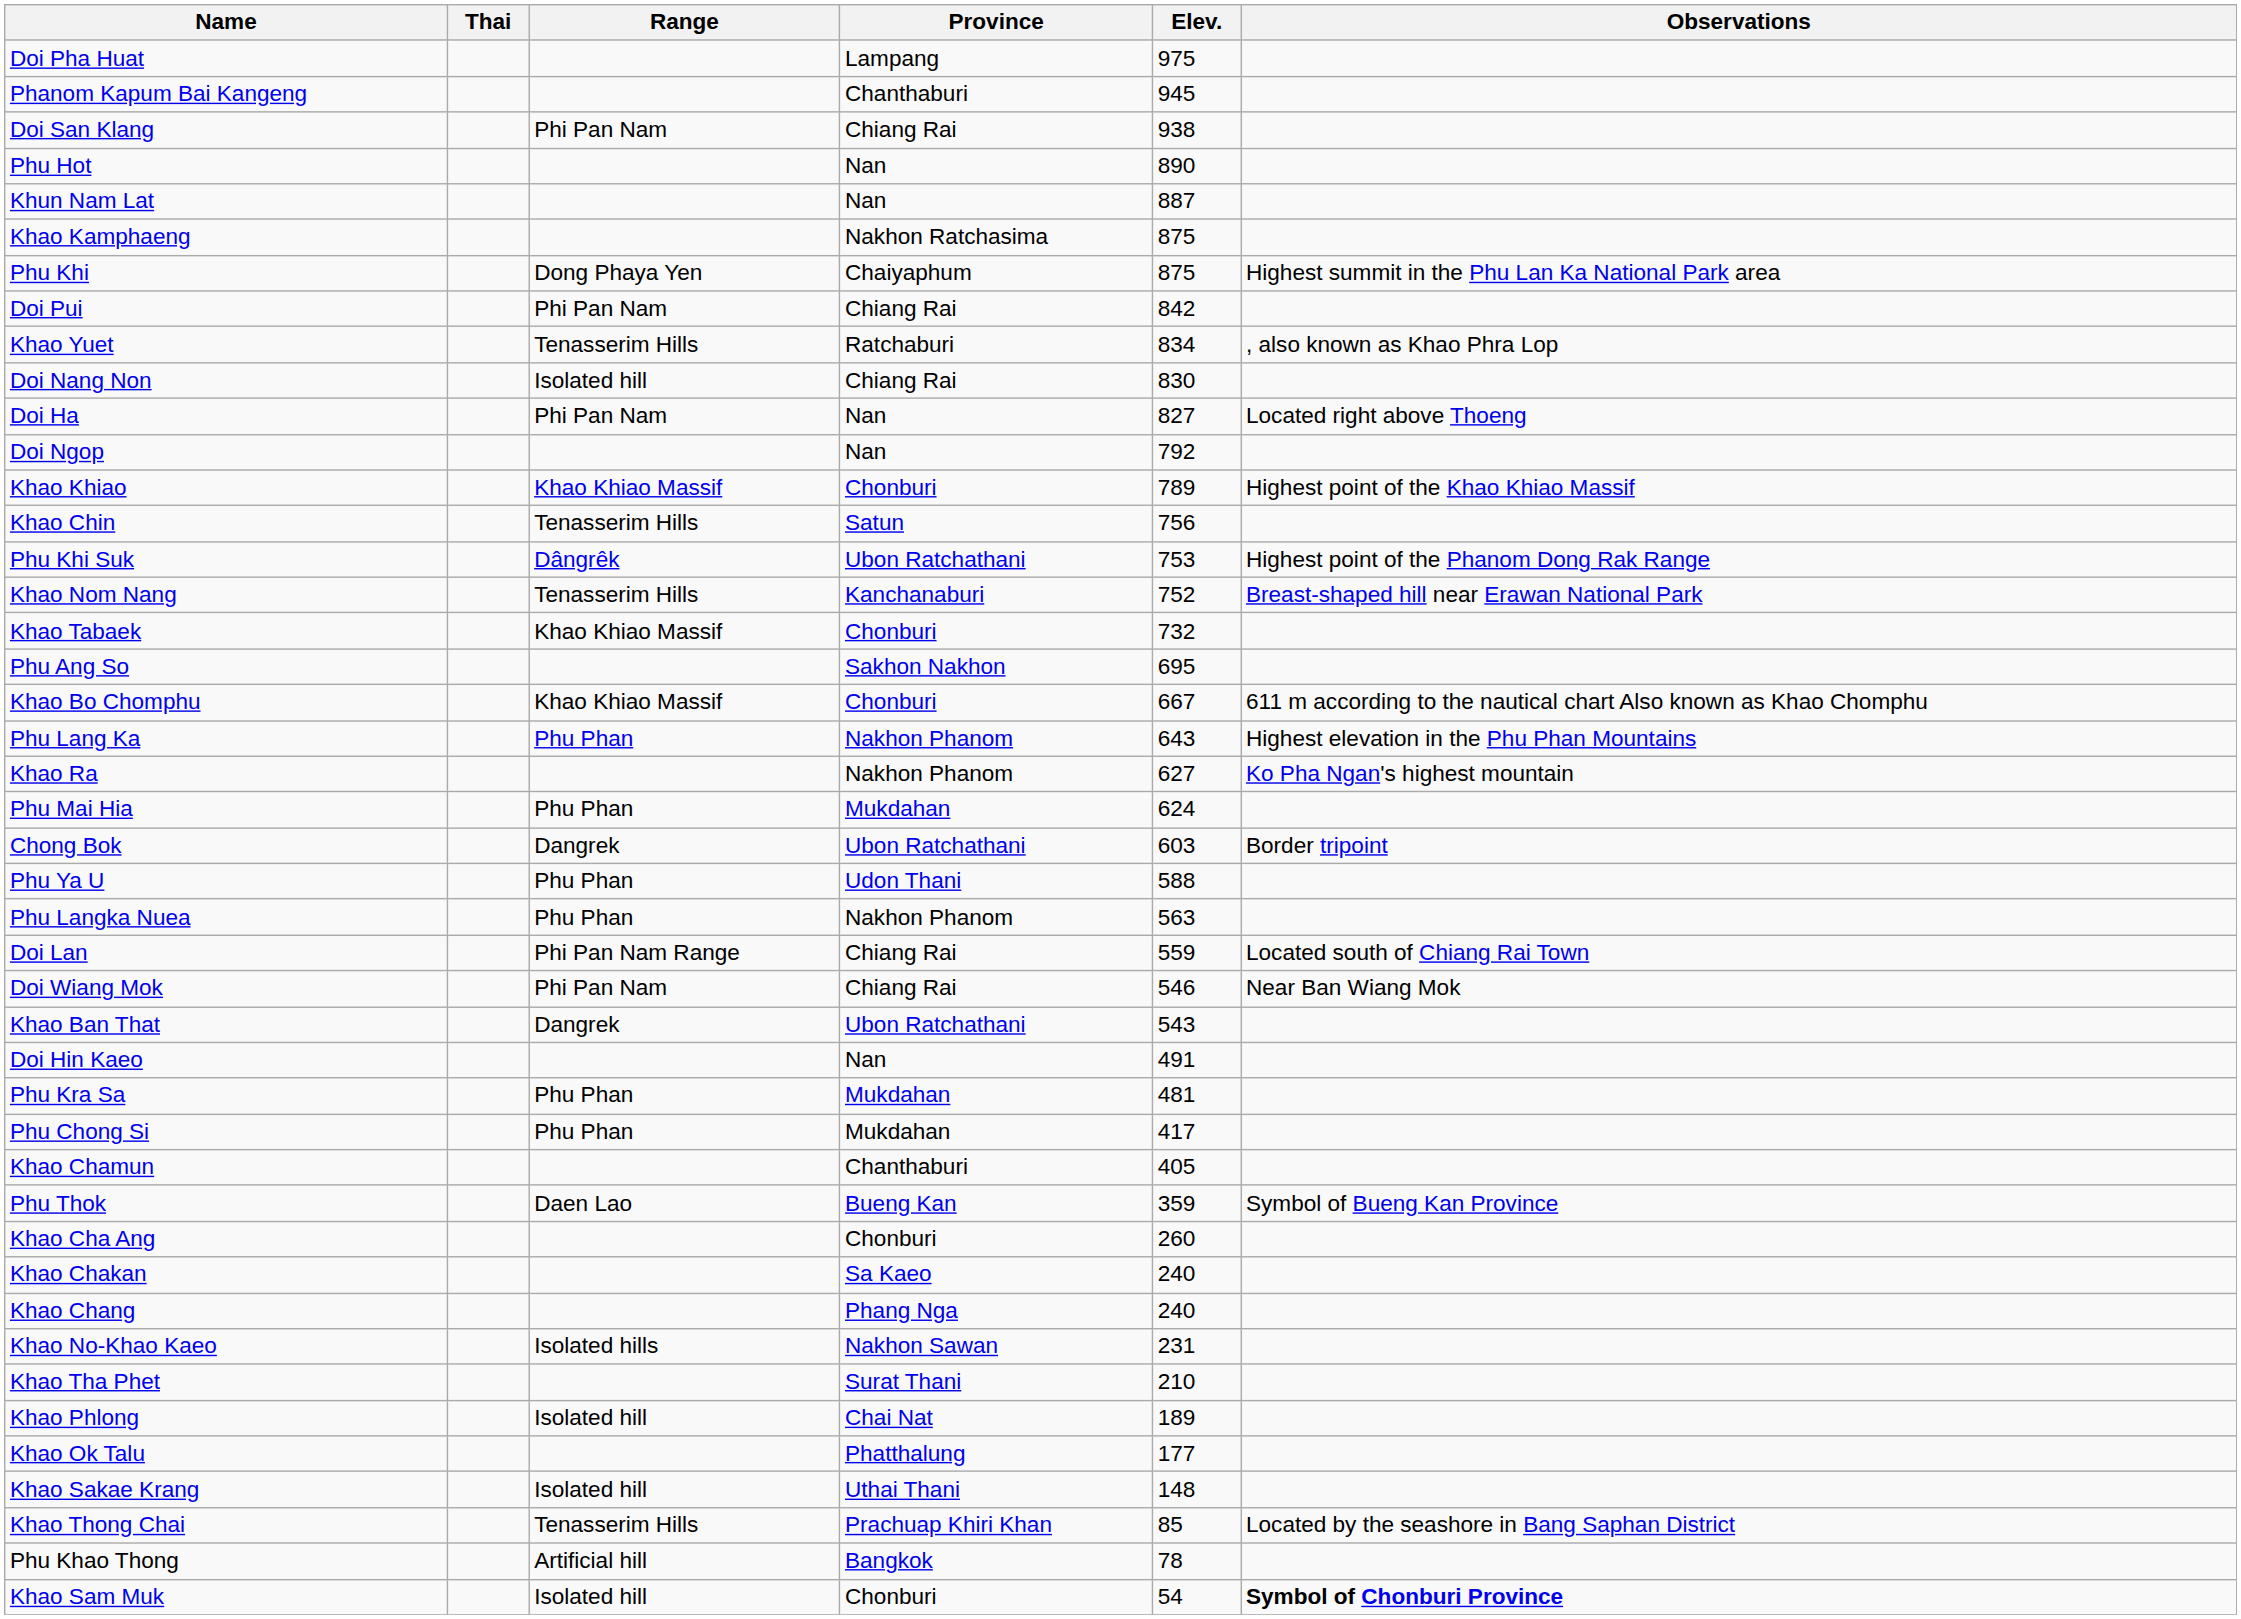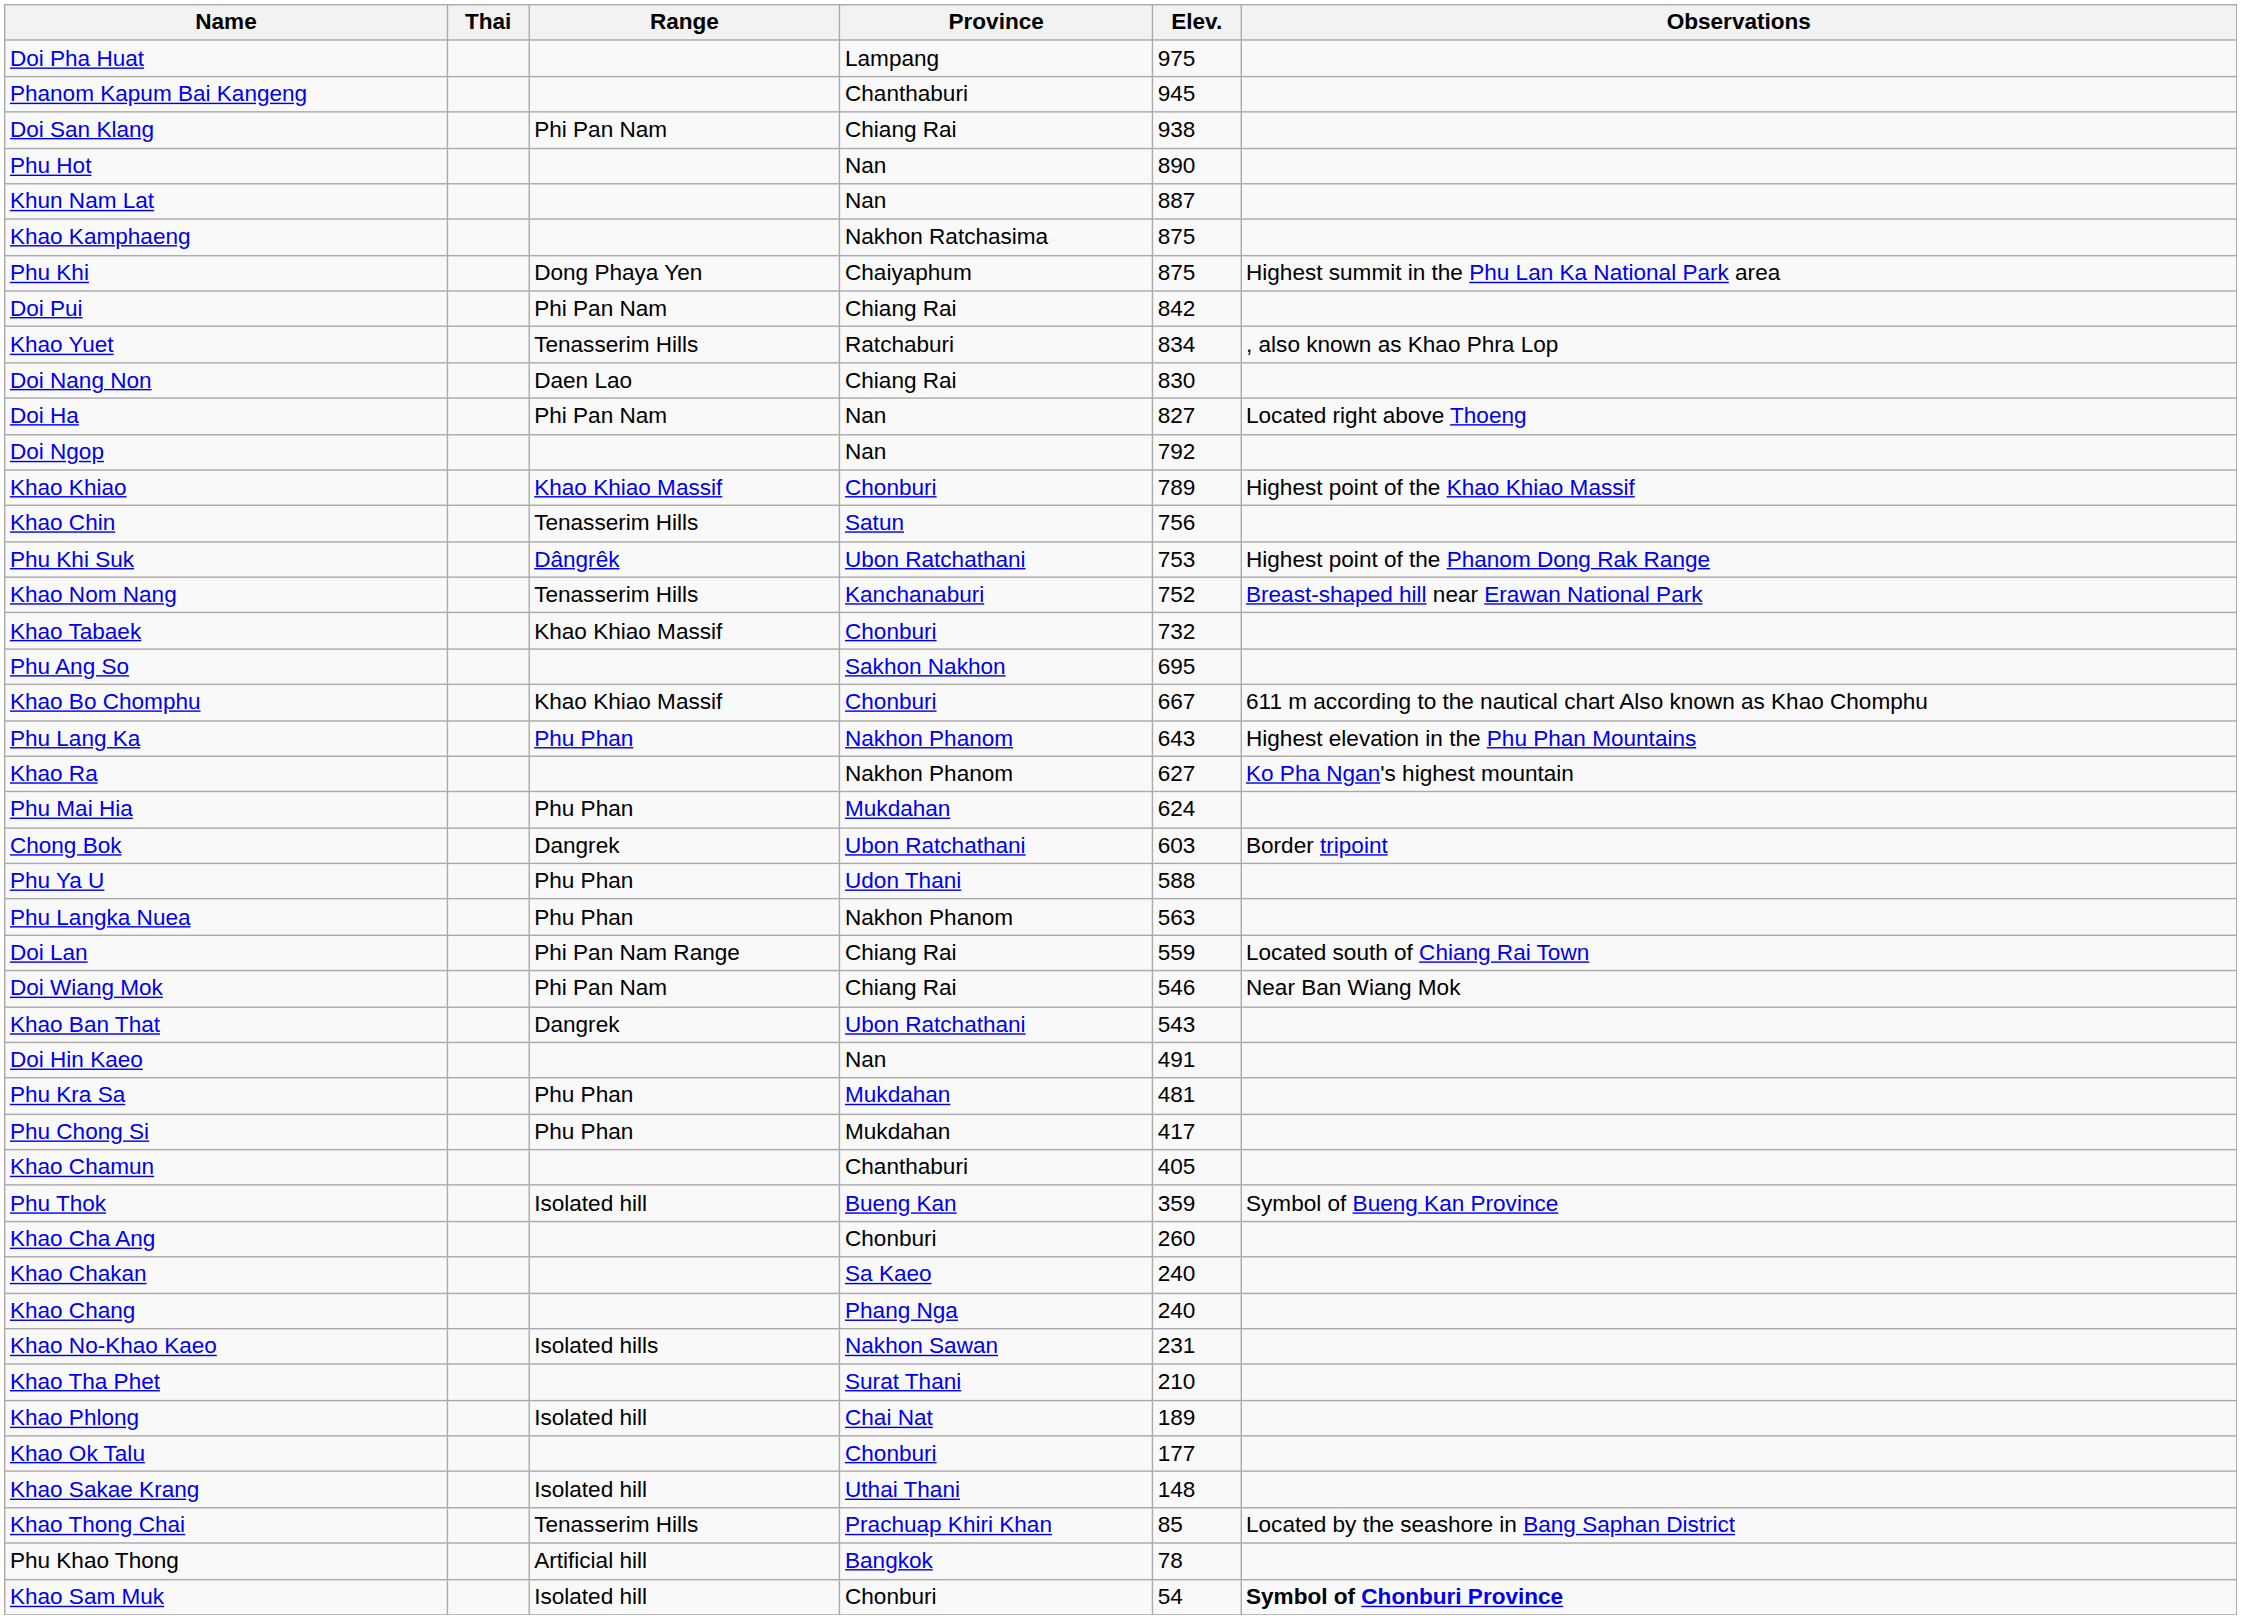(591, 380) Isolated hill -> (583, 380) Daen Lao
(583, 1203) Daen Lao -> (591, 1203) Isolated hill
(905, 1453) Phatthalung -> (891, 1453) Chonburi
